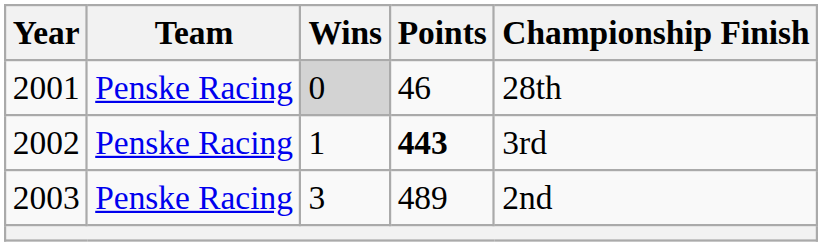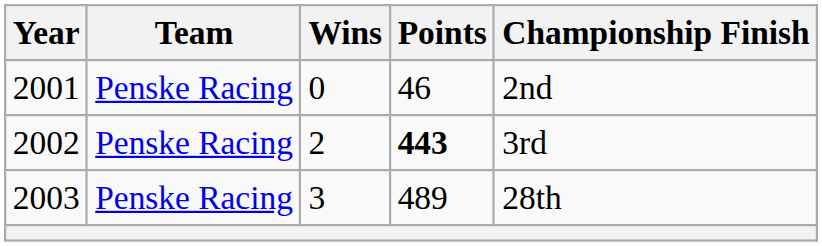(317, 87) lightgrey background -> (317, 87) no background
(532, 87) 28th -> (527, 87) 2nd
(317, 142) 1 -> (317, 142) 2
(527, 197) 2nd -> (532, 197) 28th
